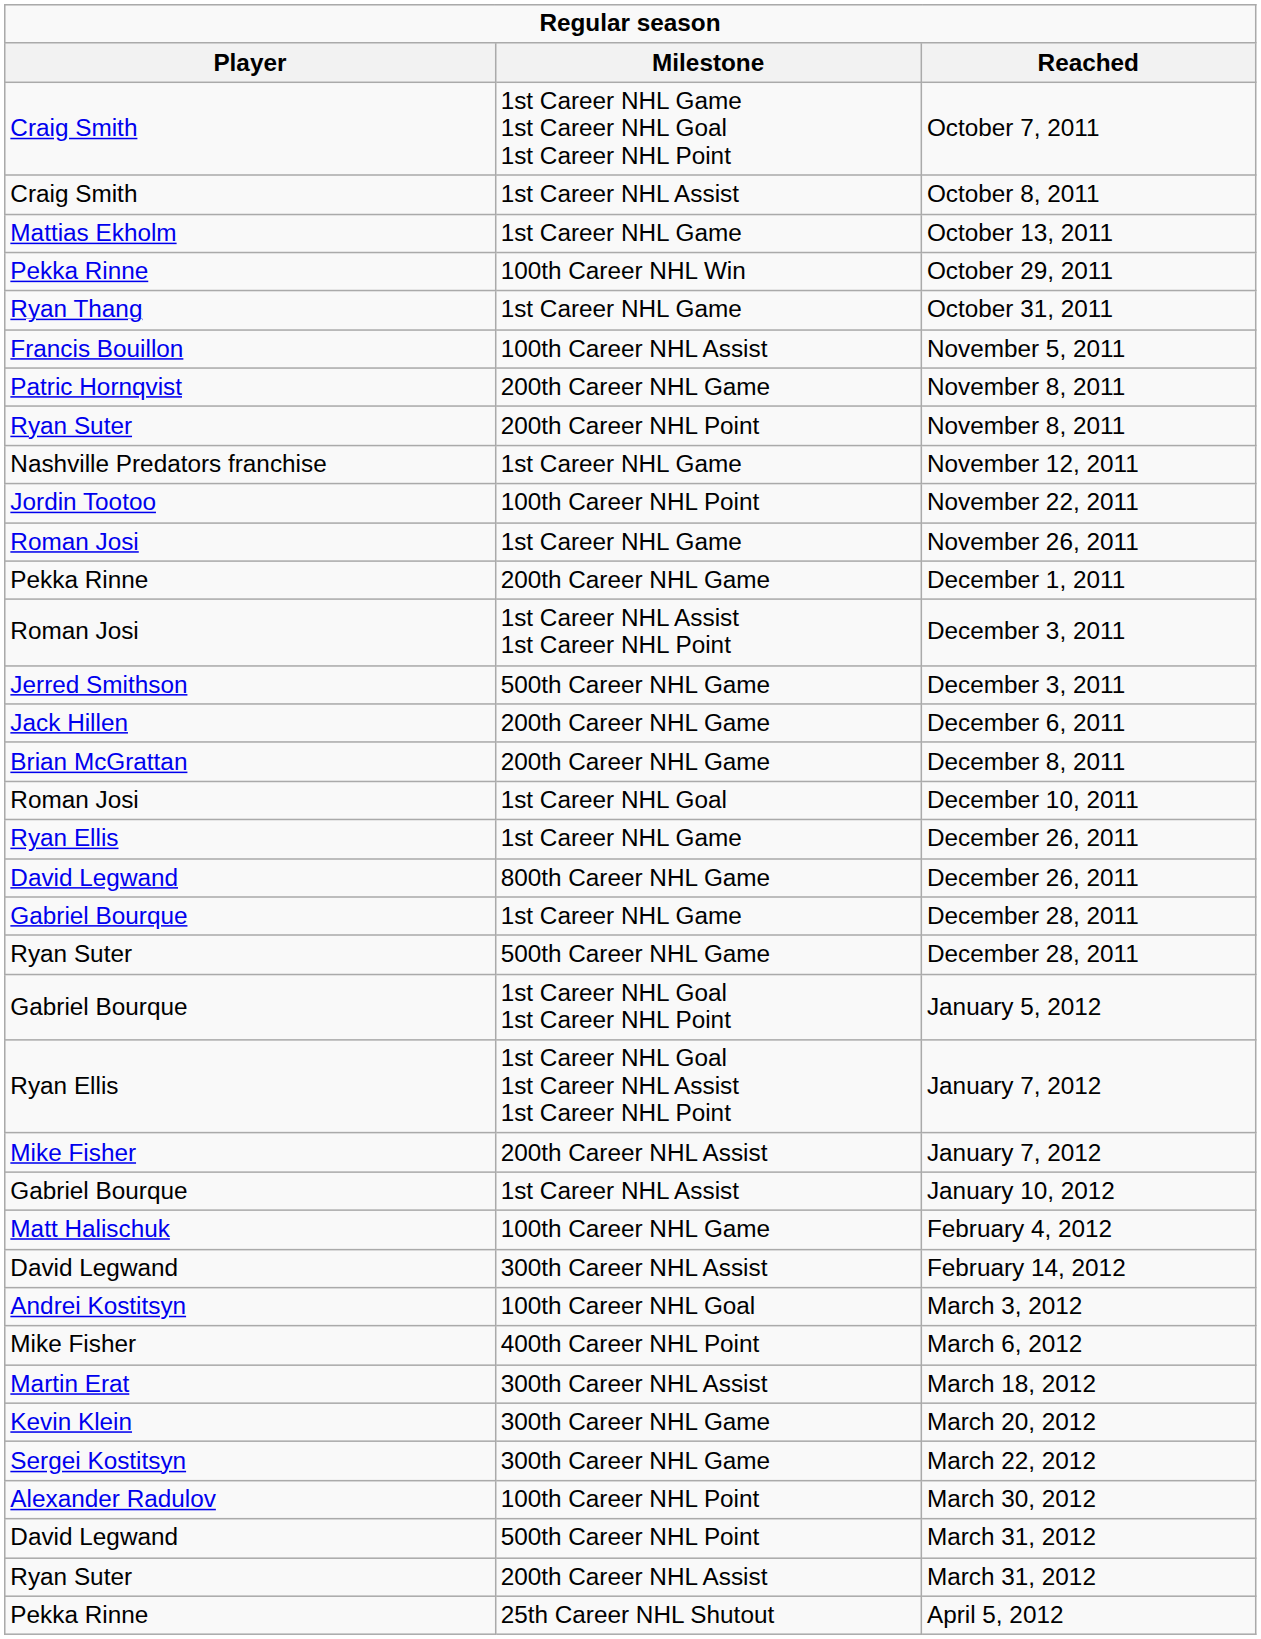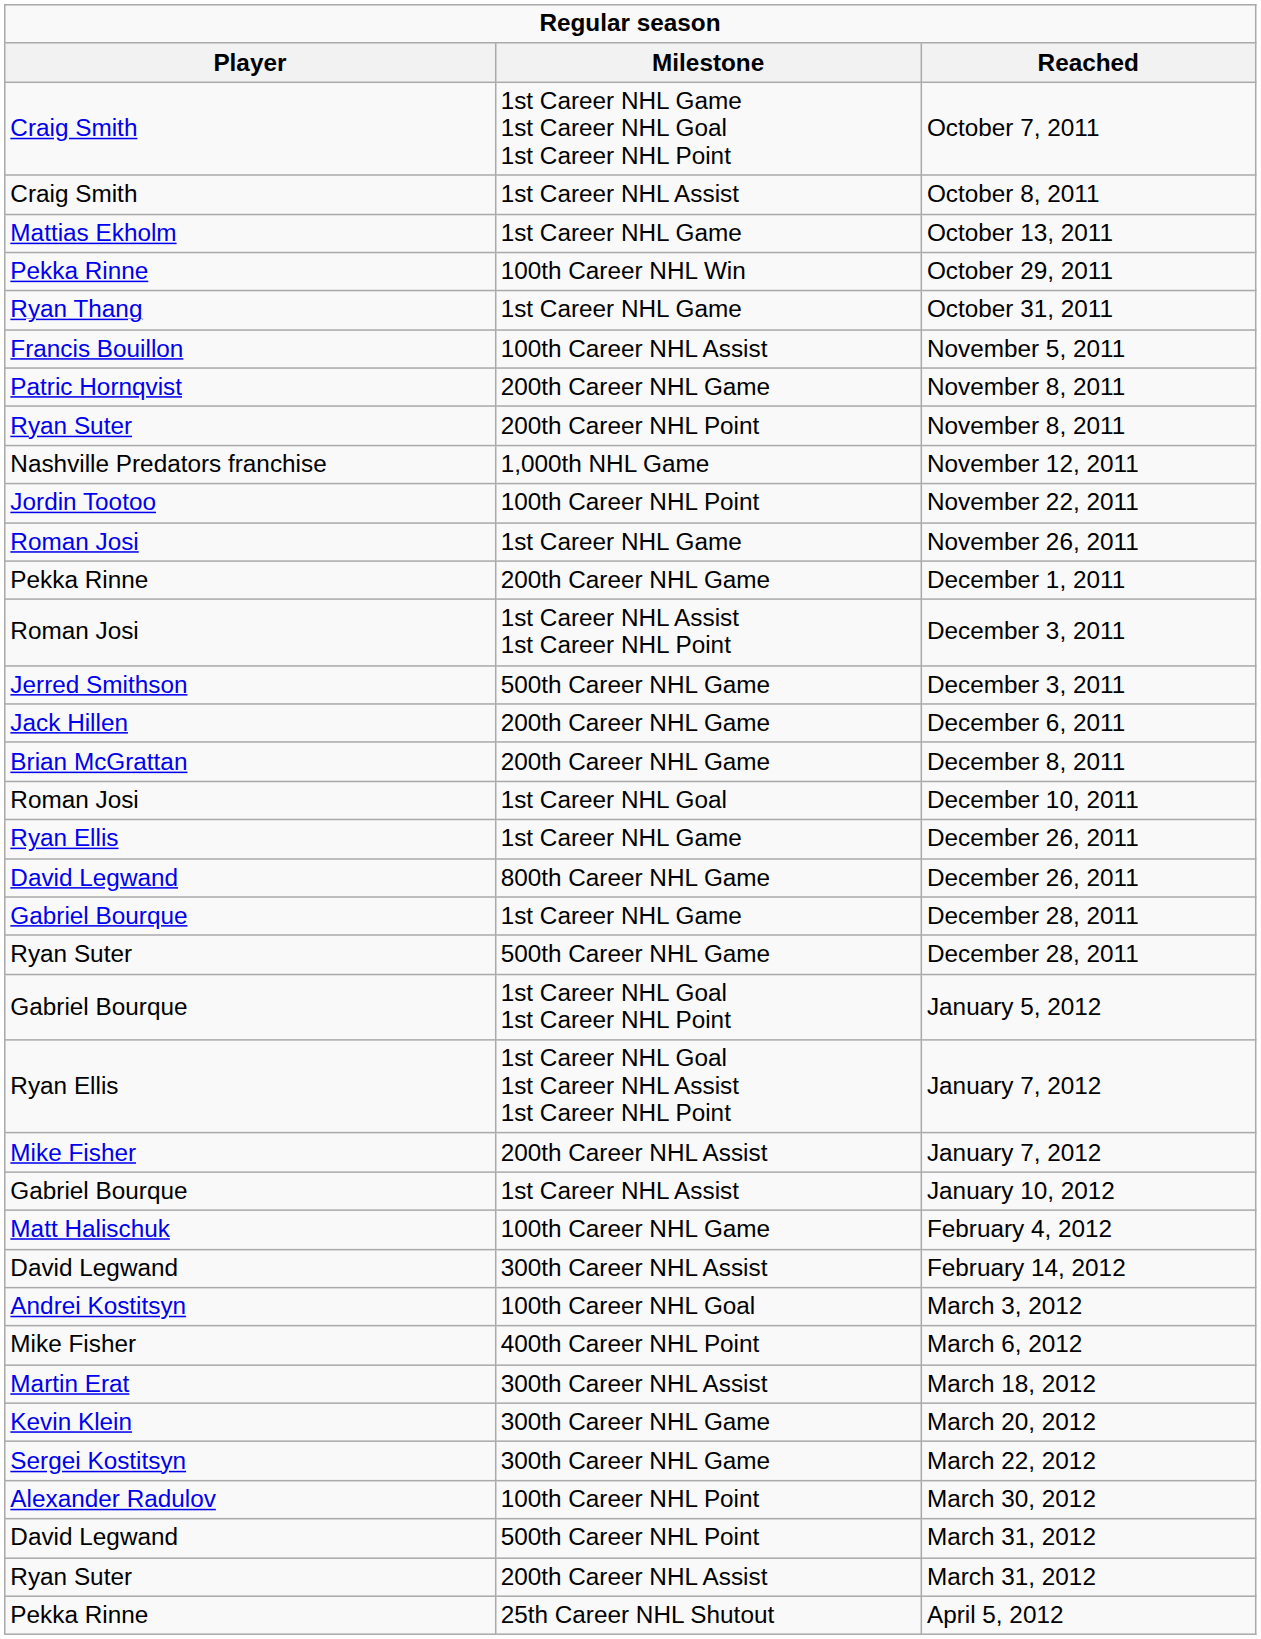(621, 464) 1st Career NHL Game -> (605, 464) 1,000th NHL Game
